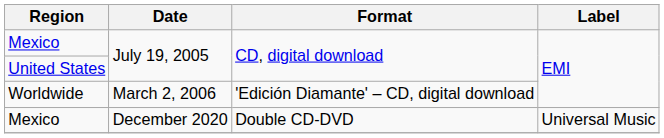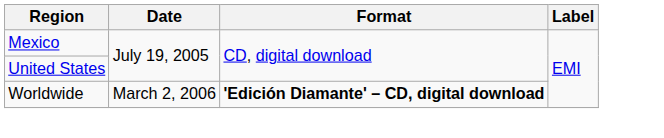(385, 94) normal -> (384, 94) bold
- row: (34, 119)
